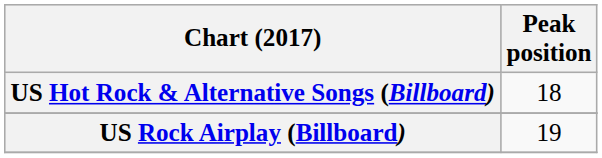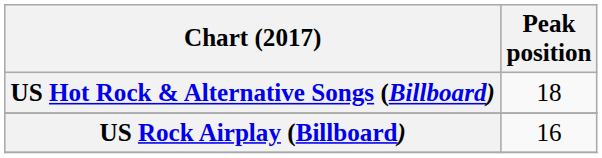(549, 132) 19 -> (549, 132) 16
